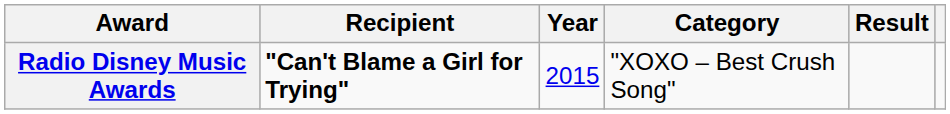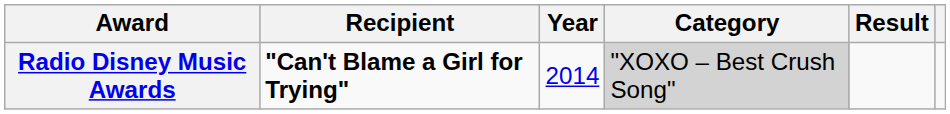(572, 75) 2015 -> (572, 75) 2014
(723, 75) no background -> (723, 75) lightgrey background
